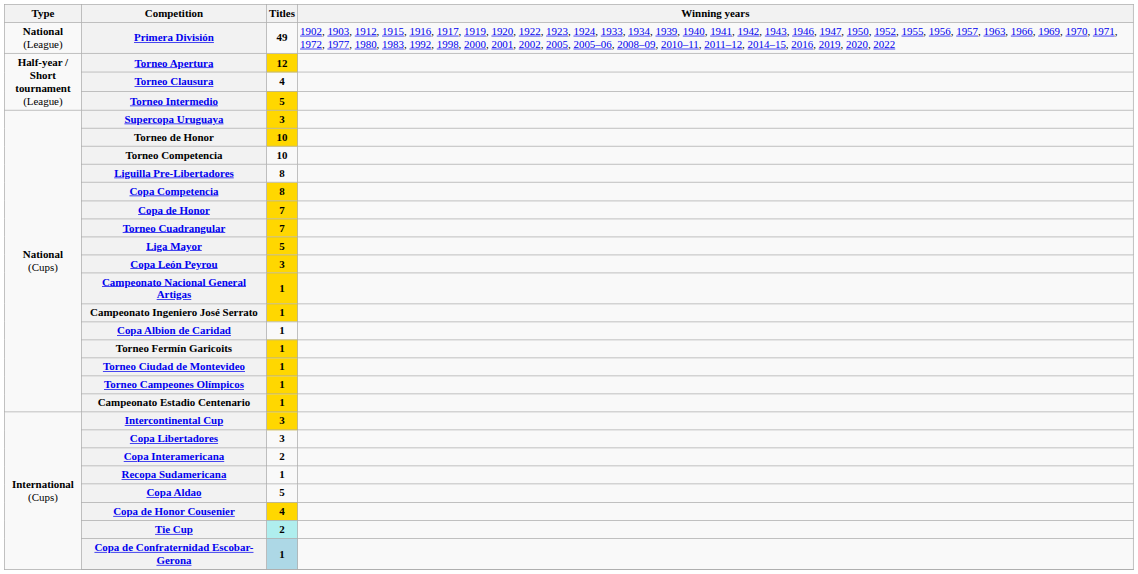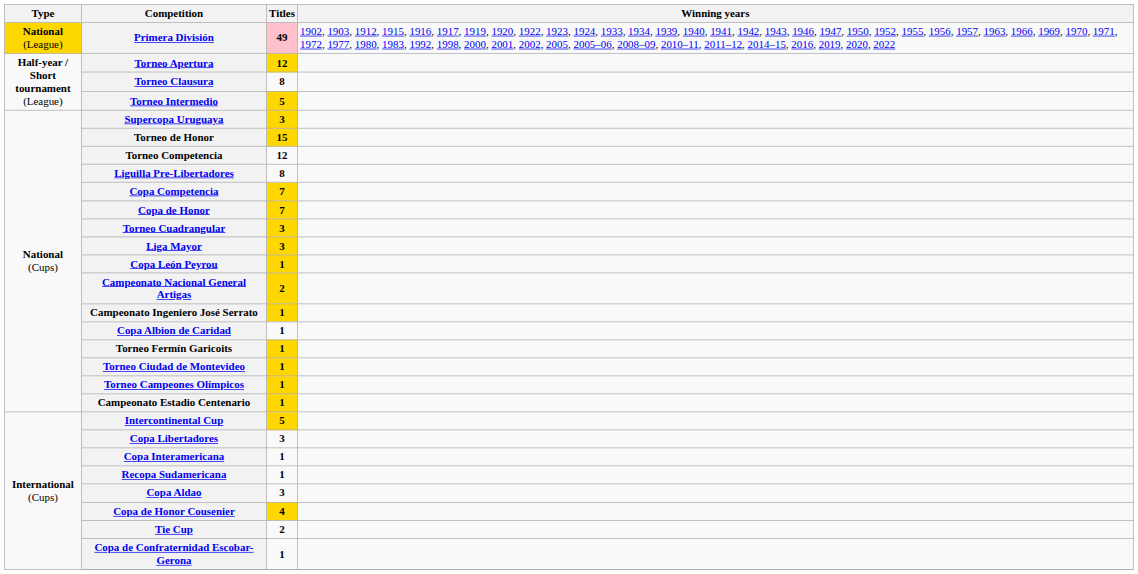(43, 38) no background -> (43, 38) gold background
(282, 38) no background -> (282, 38) pink background
(282, 82) 4 -> (282, 82) 8
(282, 137) 10 -> (282, 137) 15
(282, 155) 10 -> (282, 155) 12
(282, 191) 8 -> (282, 191) 7
(282, 227) 7 -> (282, 227) 3
(282, 246) 5 -> (282, 246) 3
(282, 264) 3 -> (282, 264) 1
(282, 288) 1 -> (282, 288) 2
(282, 421) 3 -> (282, 421) 5
(282, 457) 2 -> (282, 457) 1
(282, 493) 5 -> (282, 493) 3
(282, 529) paleturquoise background -> (282, 529) no background
(282, 554) lightblue background -> (282, 554) no background
